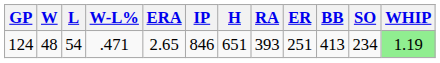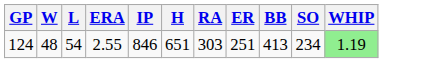- column: (114, 17)
(164, 44) 2.65 -> (107, 44) 2.55
(267, 44) 393 -> (210, 44) 303
